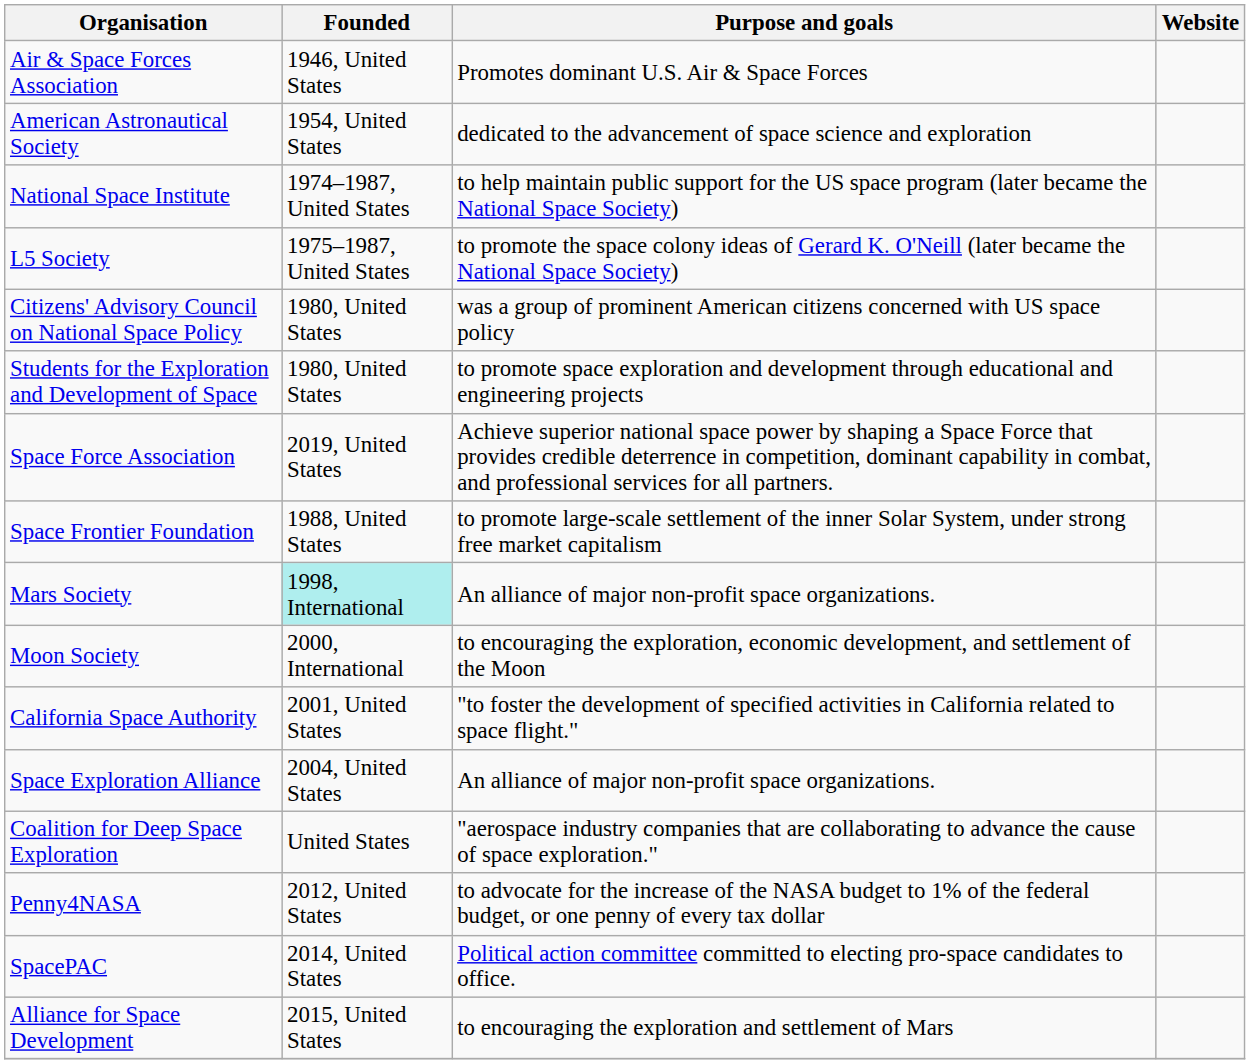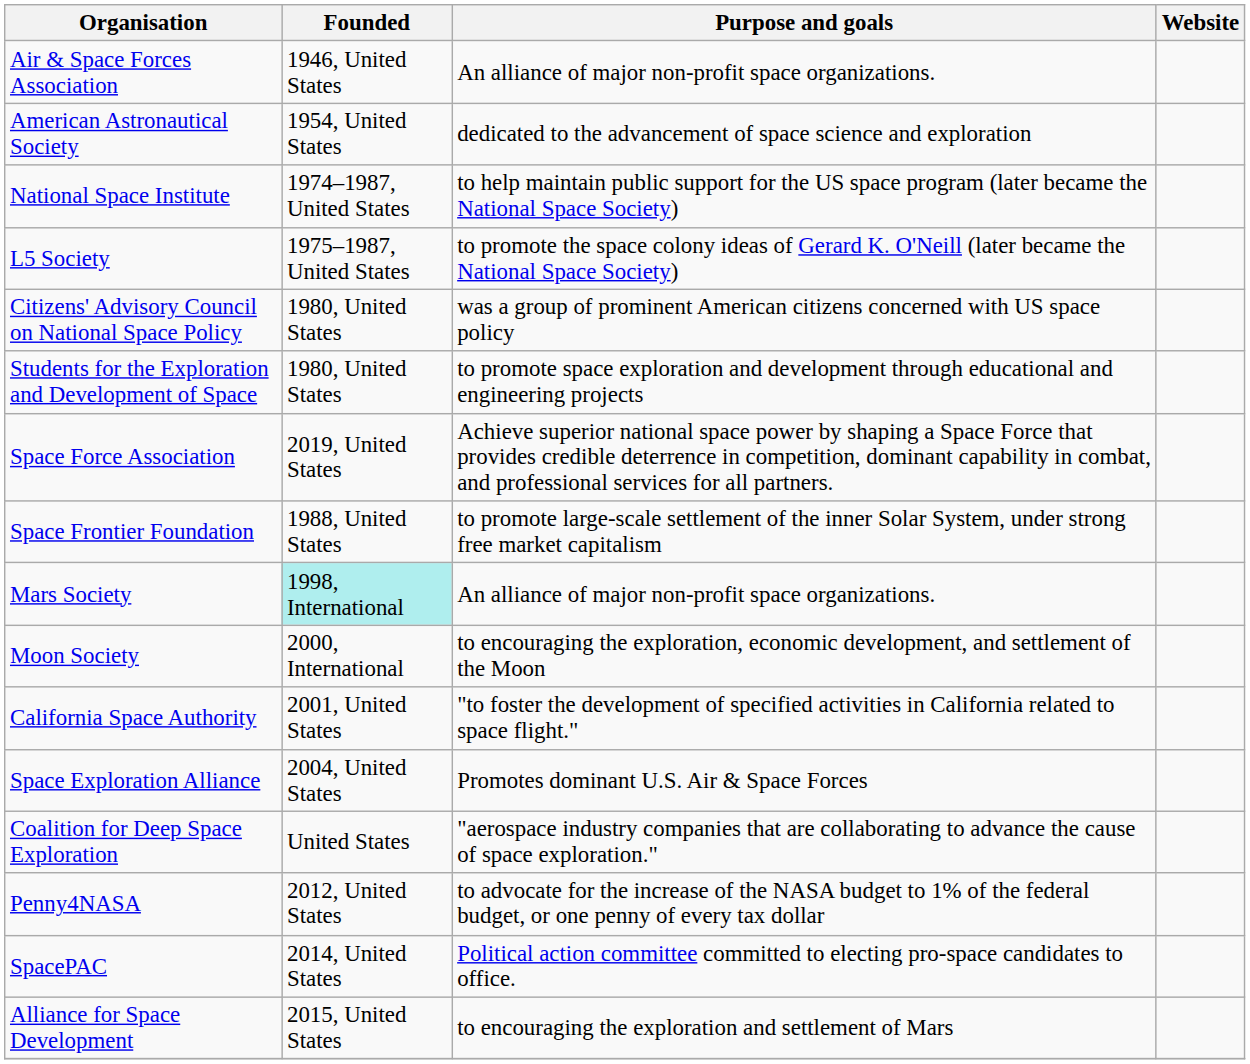(662, 71) Promotes dominant U.S. Air & Space Forces -> (696, 71) An alliance of major non-profit space organizations.
(696, 779) An alliance of major non-profit space organizations. -> (662, 779) Promotes dominant U.S. Air & Space Forces
